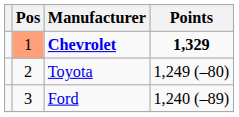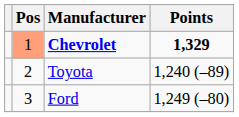(191, 71) 1,249 (–80) -> (191, 71) 1,240 (–89)
(191, 98) 1,240 (–89) -> (191, 98) 1,249 (–80)
